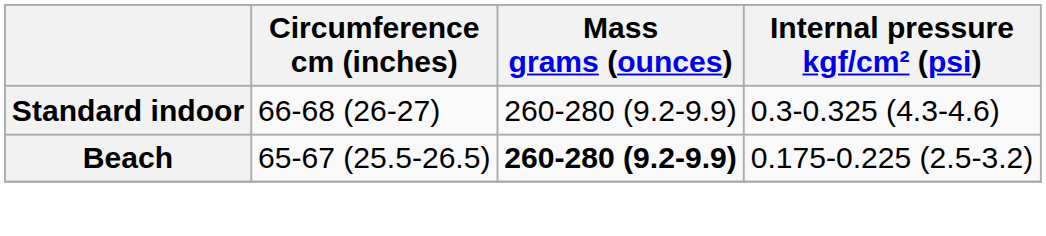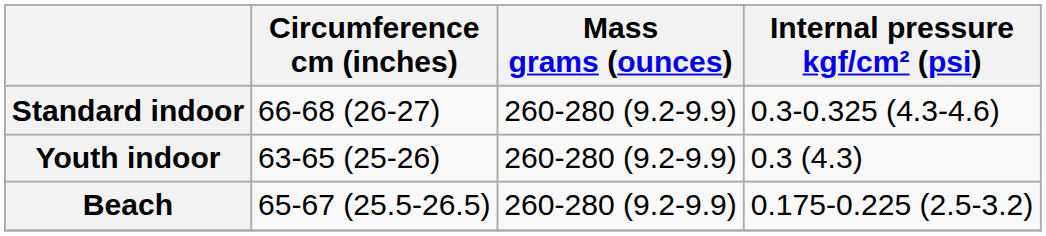+ row: (128, 157)
(621, 157) bold -> (621, 205) normal
